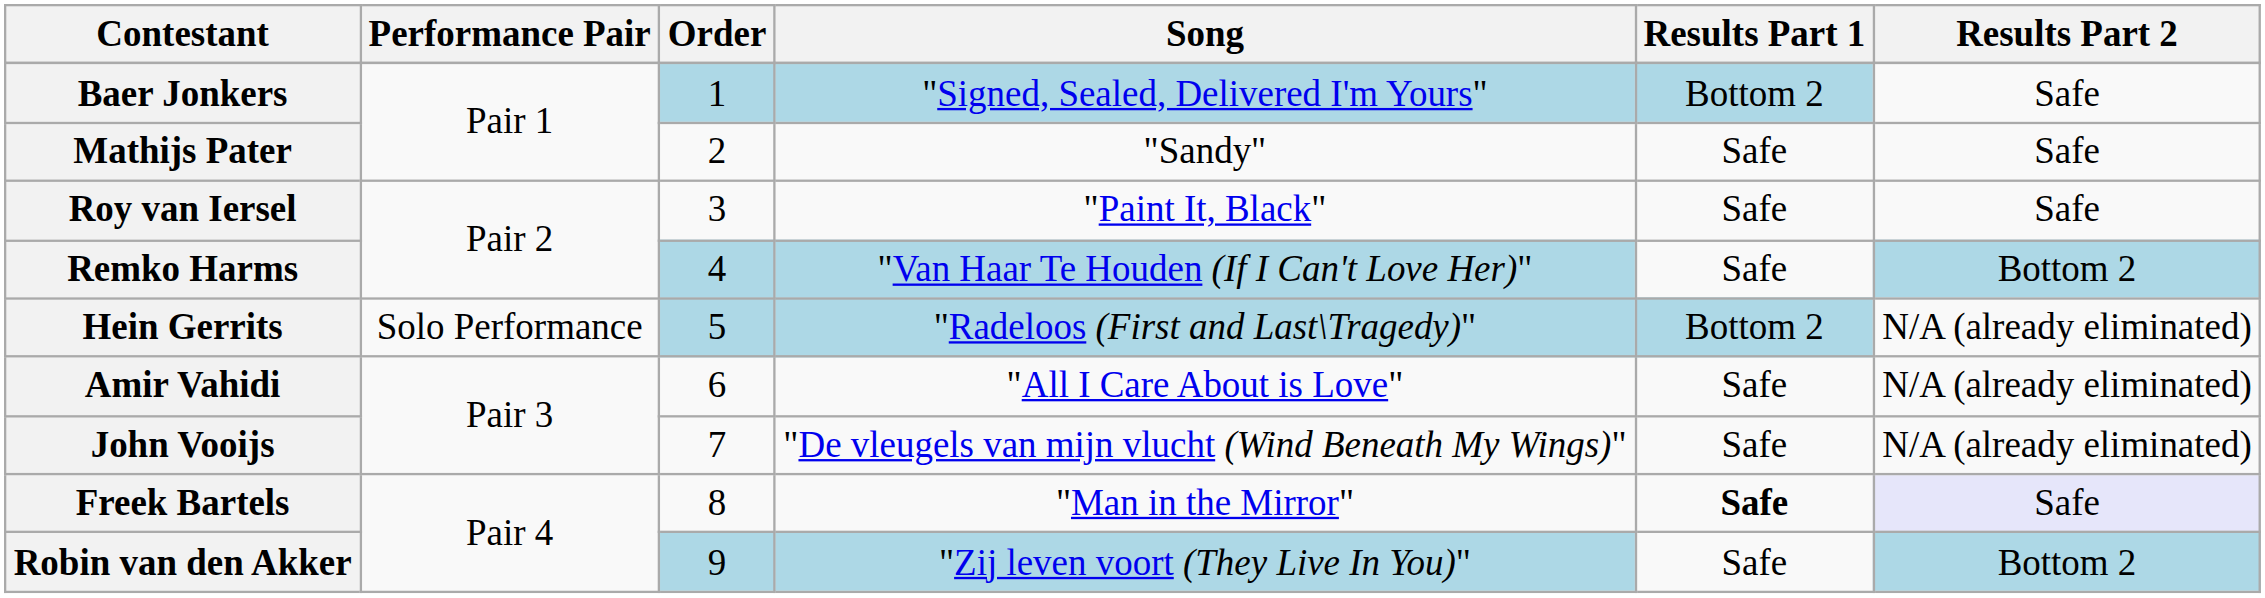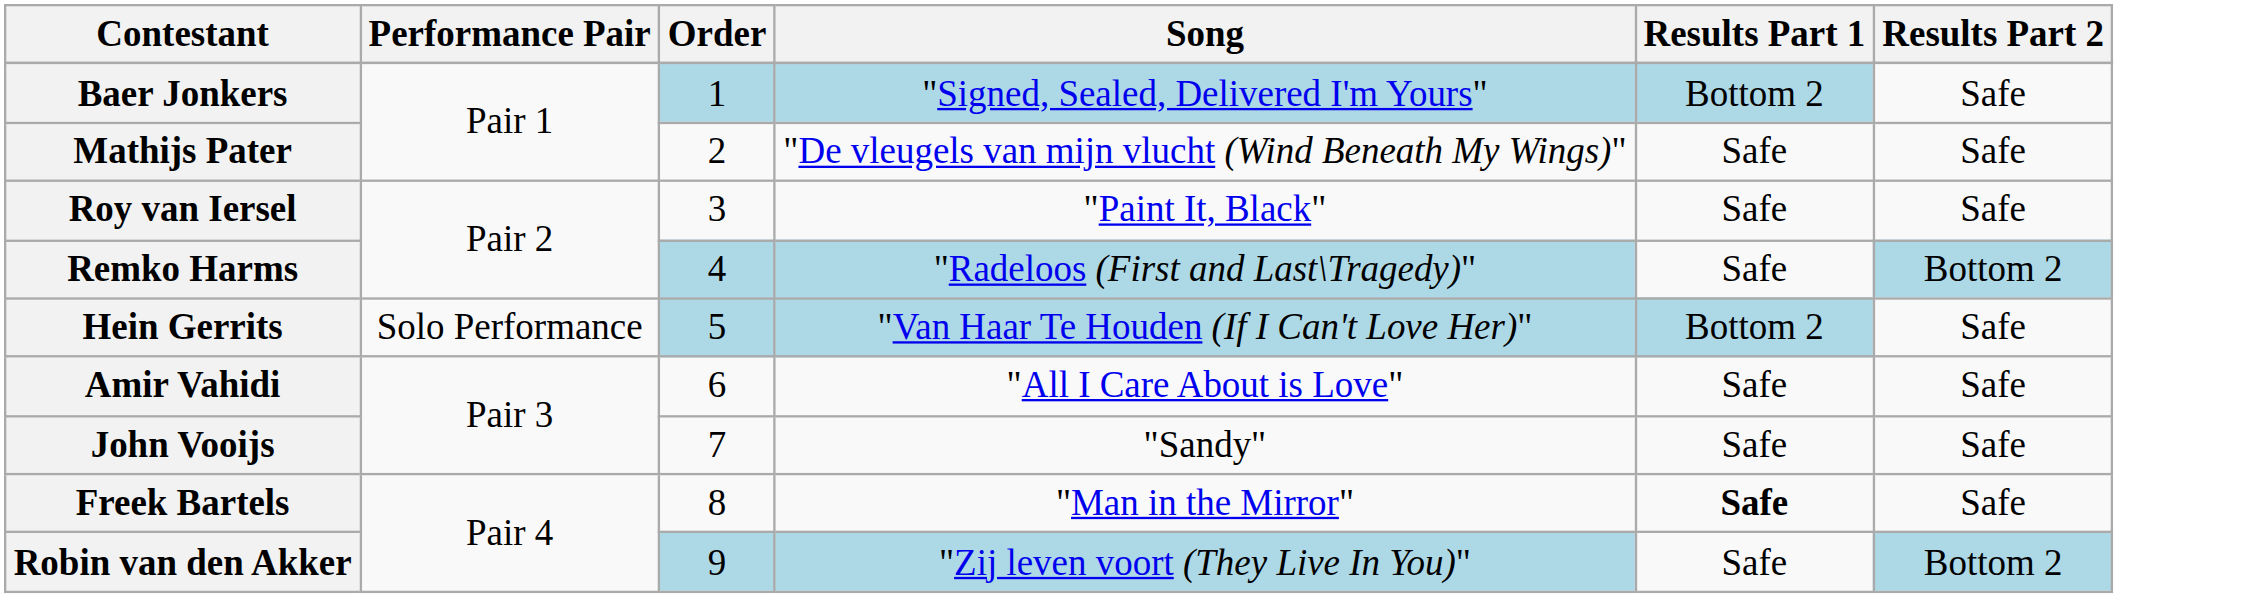(1205, 151) "Sandy" -> (1205, 151) "De vleugels van mijn vlucht (Wind Beneath My Wings)"
(1205, 268) "Van Haar Te Houden (If I Can't Love Her)" -> (1205, 268) "Radeloos (First and Last\Tragedy)"
(1205, 326) "Radeloos (First and Last\Tragedy)" -> (1205, 326) "Van Haar Te Houden (If I Can't Love Her)"
(2067, 326) N/A (already eliminated) -> (1993, 326) Safe
(2067, 385) N/A (already eliminated) -> (1993, 385) Safe
(1205, 444) "De vleugels van mijn vlucht (Wind Beneath My Wings)" -> (1205, 444) "Sandy"
(2067, 444) N/A (already eliminated) -> (1993, 444) Safe
(2067, 502) lavender background -> (1993, 502) no background
